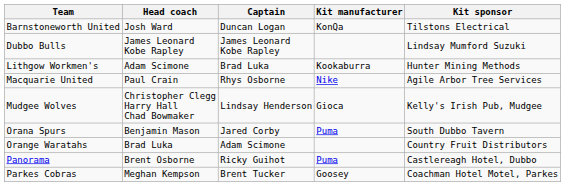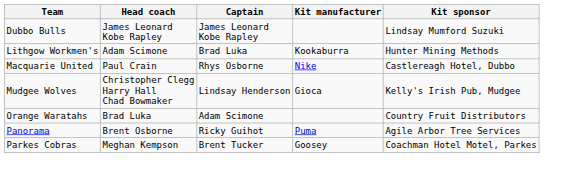- row: (63, 26)
(475, 80) Agile Arbor Tree Services -> (450, 66) Castlereagh Hotel, Dubbo
- row: (36, 130)
(472, 160) Castlereagh Hotel, Dubbo -> (453, 130) Agile Arbor Tree Services
